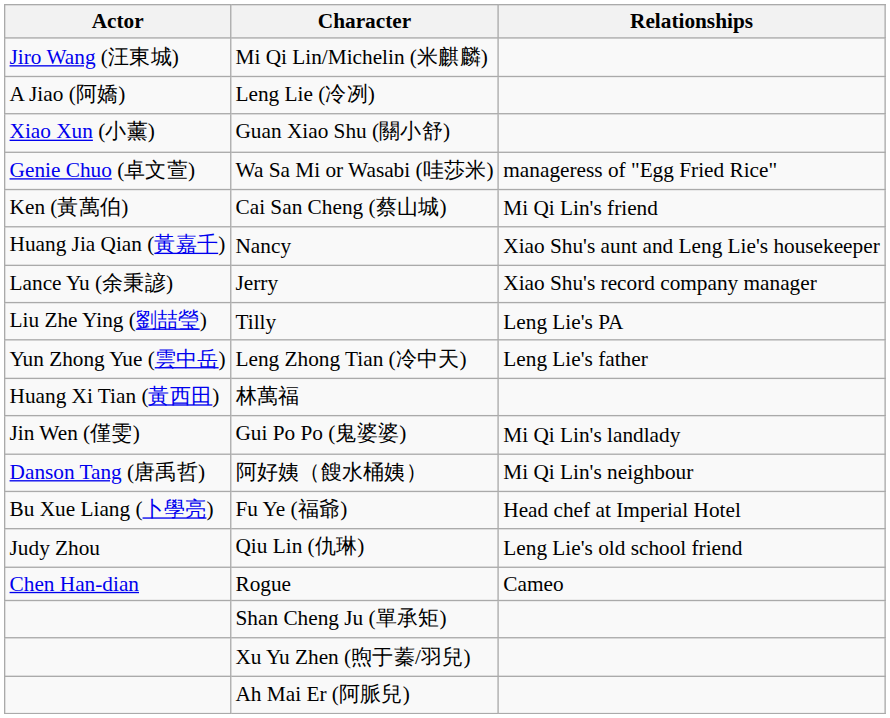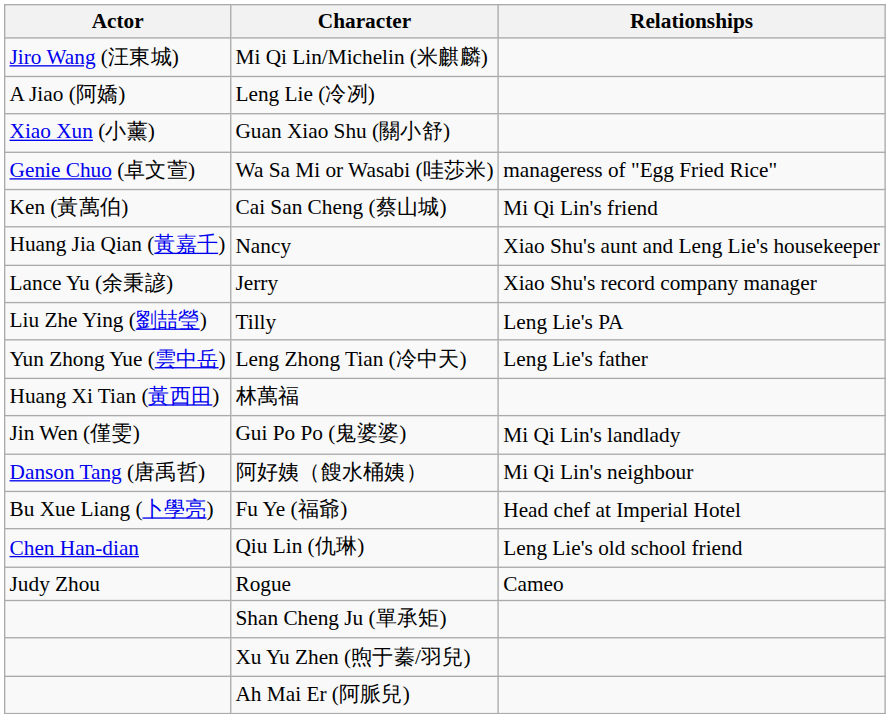(55, 547) Judy Zhou -> (74, 547) Chen Han-dian
(74, 583) Chen Han-dian -> (55, 583) Judy Zhou
